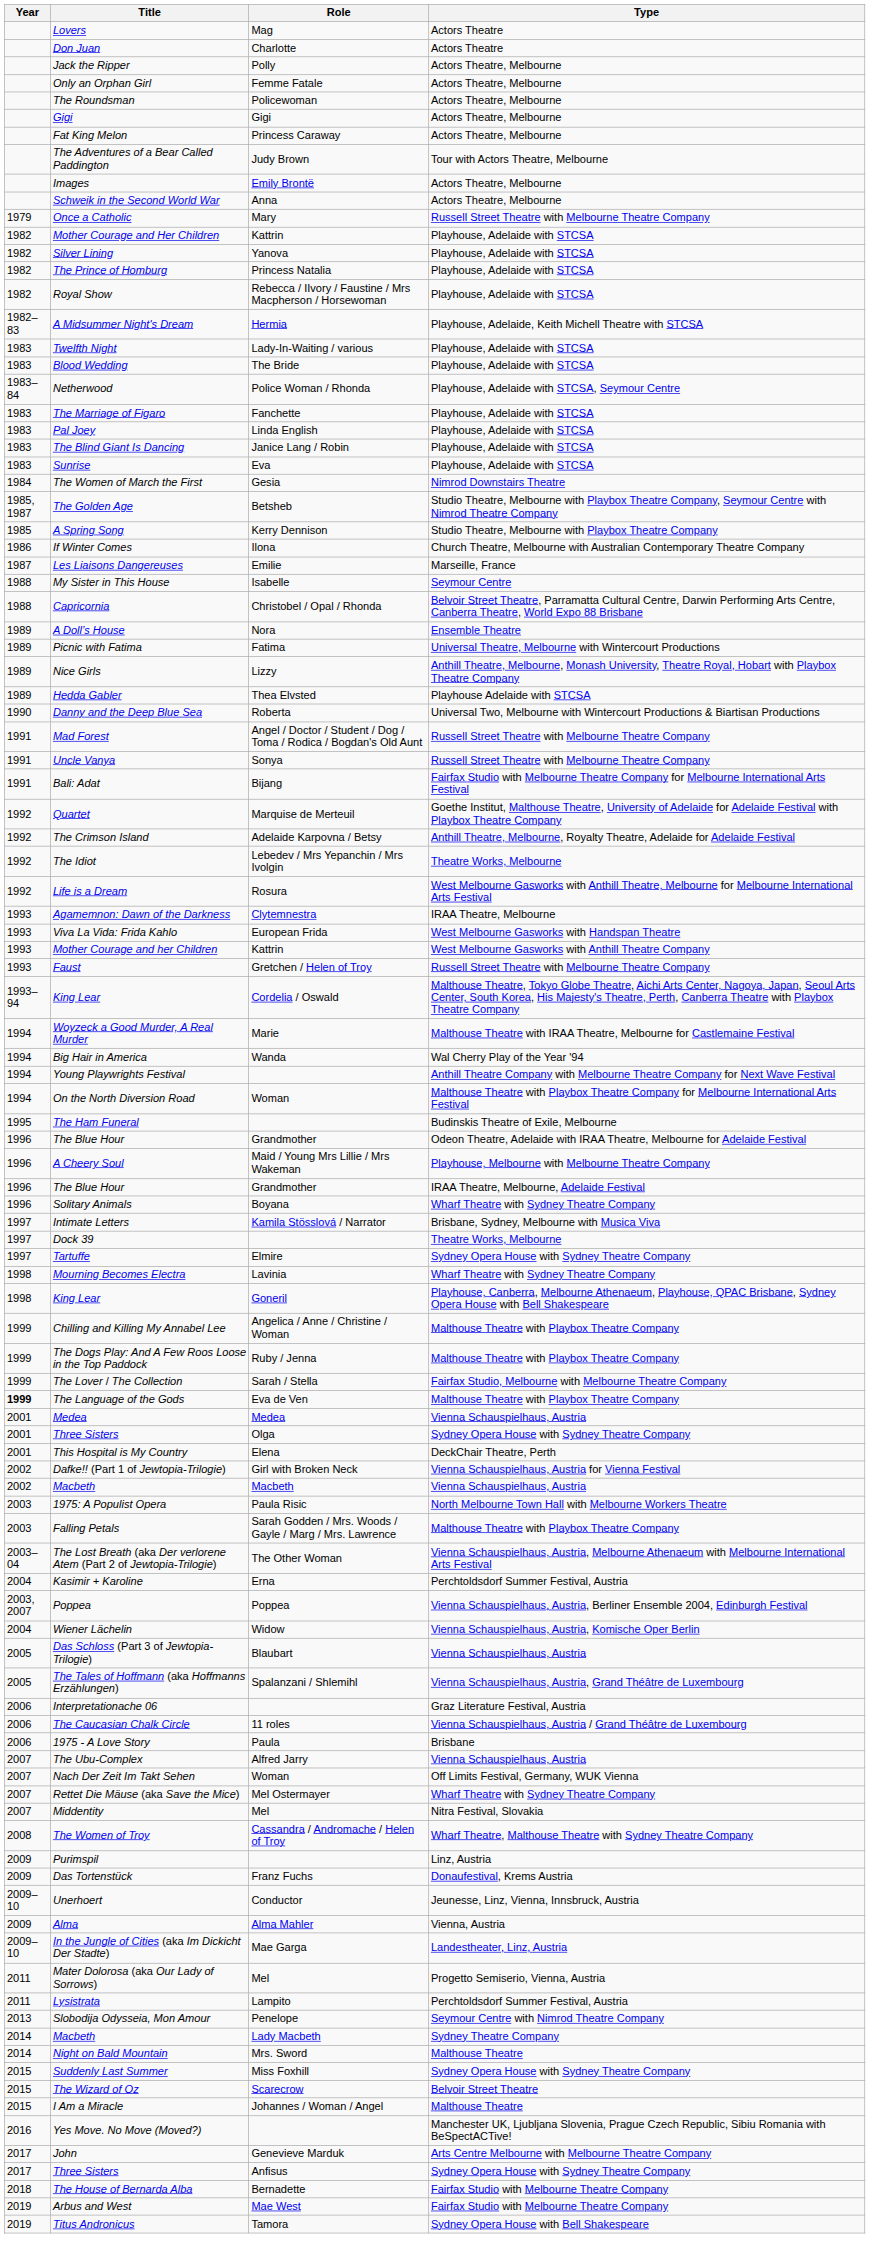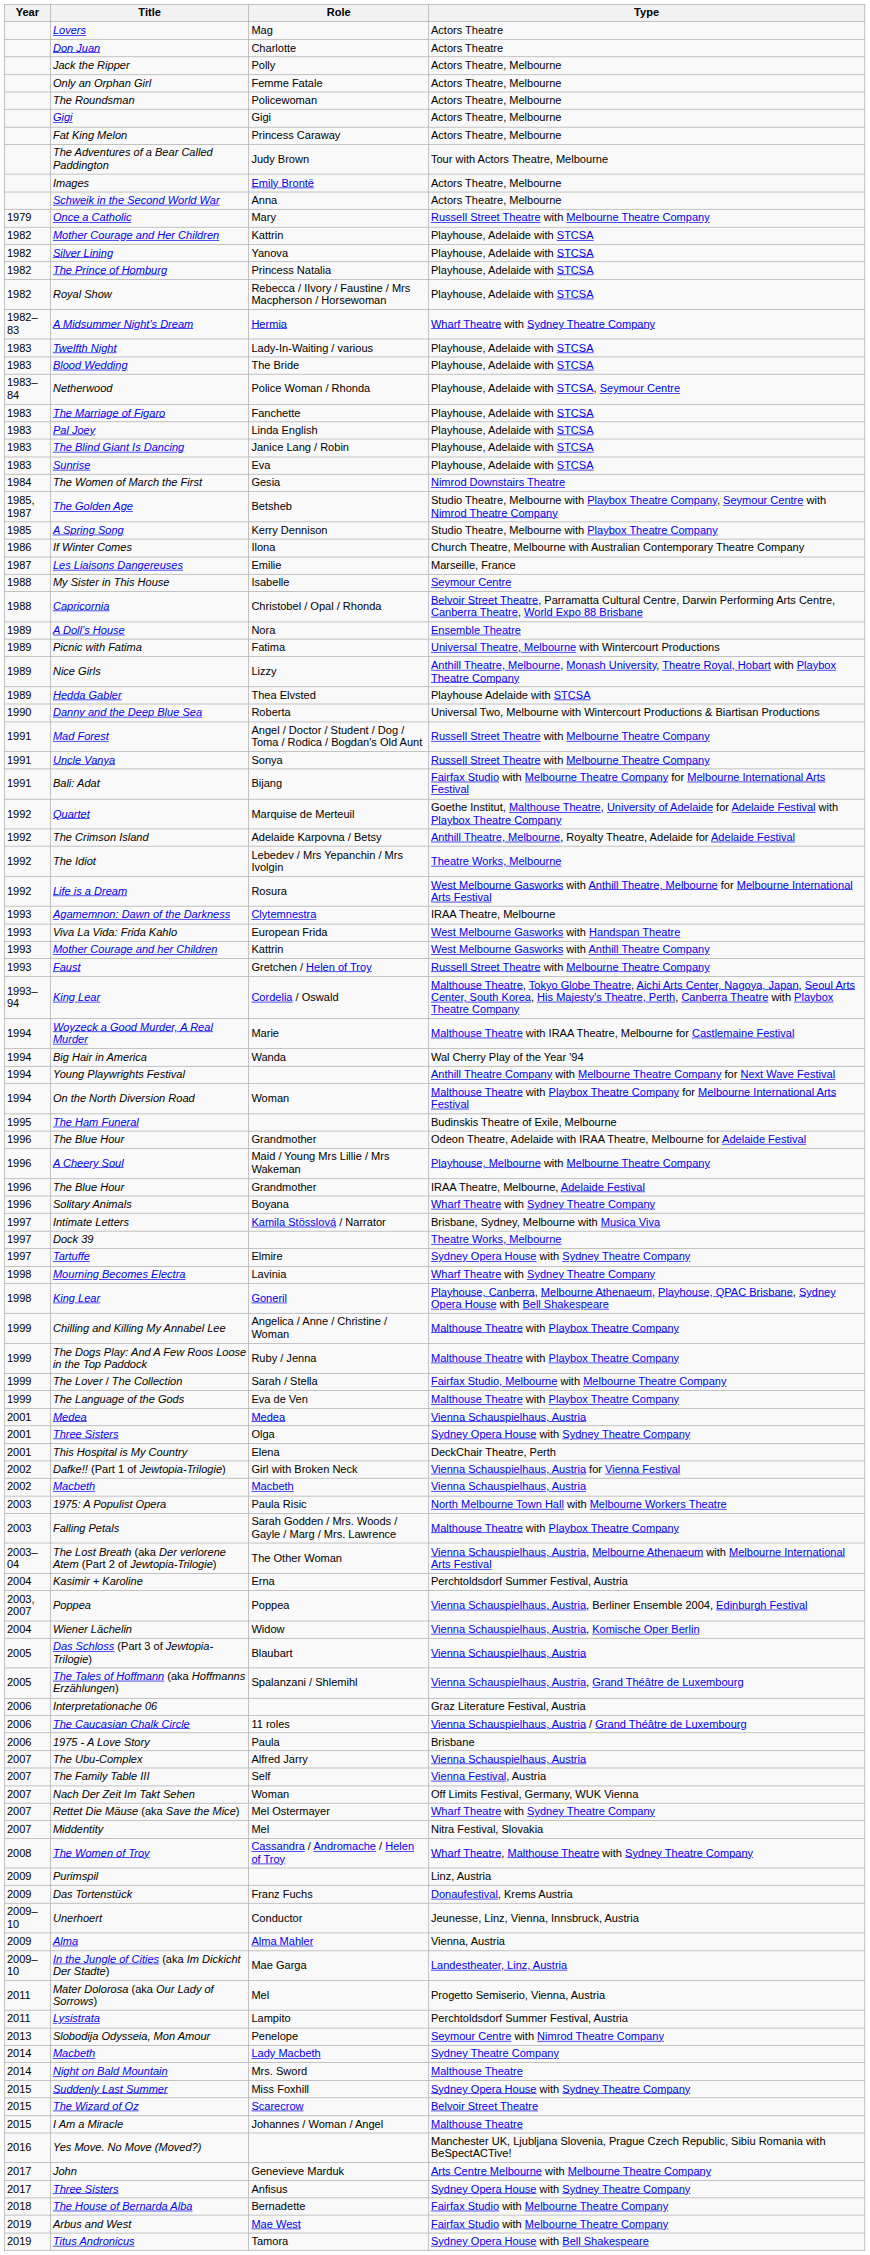(567, 324) Playhouse, Adelaide, Keith Michell Theatre with STCSA -> (543, 324) Wharf Theatre with Sydney Theatre Company
(19, 1399) bold -> (19, 1399) normal
+ row: (101, 1776)
